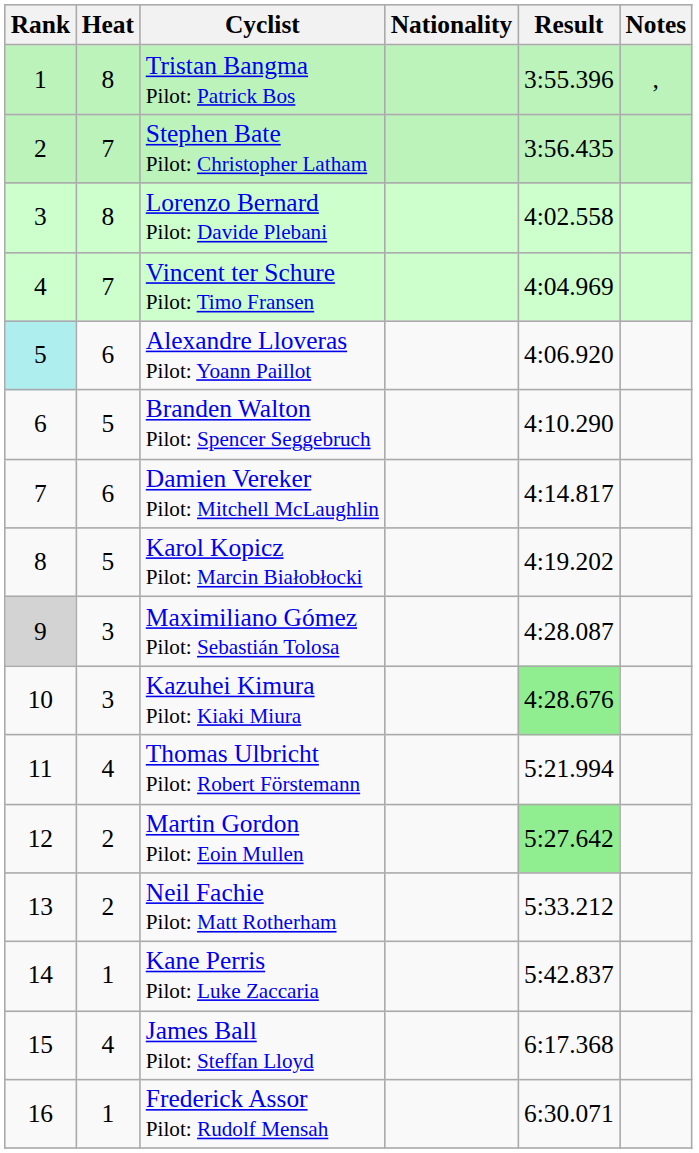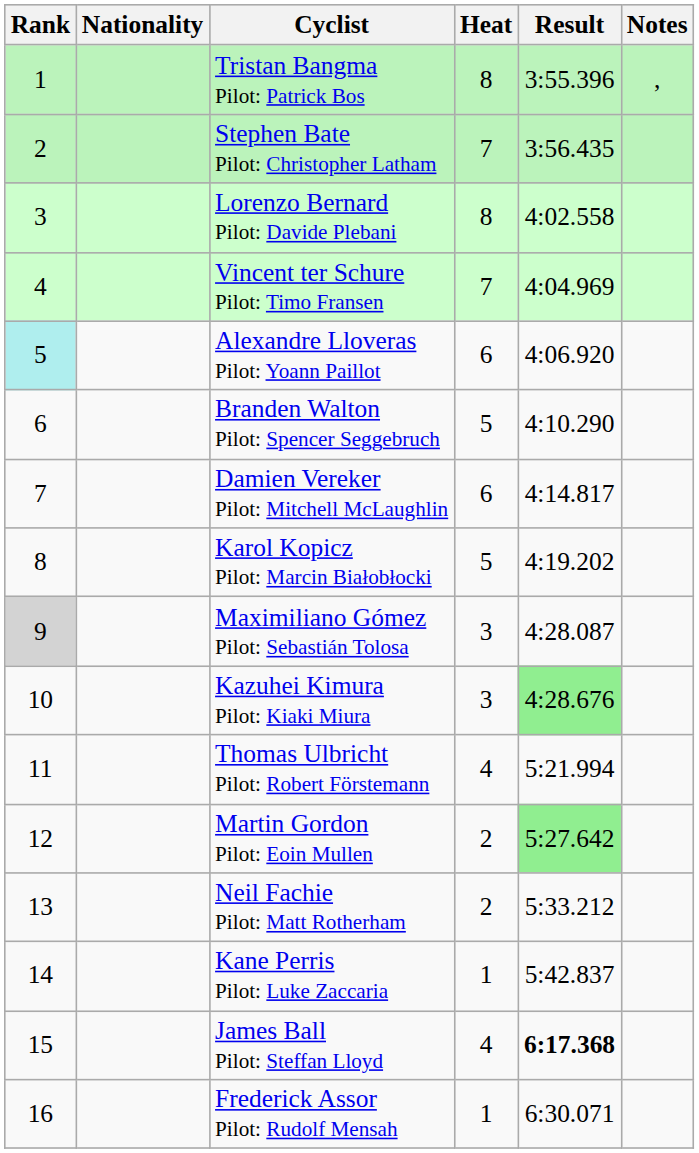columns swapped: (108, 24) <-> (451, 24)
(569, 1044) normal -> (570, 1044) bold
